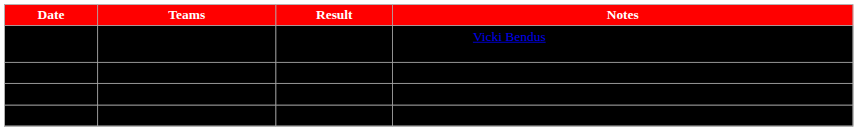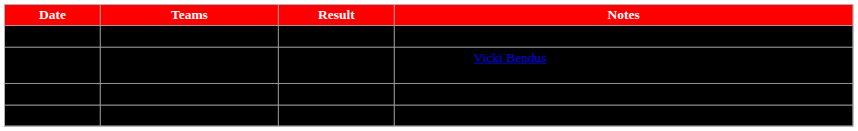rows swapped: (187, 72) <-> (187, 44)
(334, 94) Sweden, 8-2 -> (336, 94) Finland, 2-1
(51, 115) normal -> (52, 115) bold
(334, 115) Finland, 2-1 -> (336, 115) Sweden, 8-2
